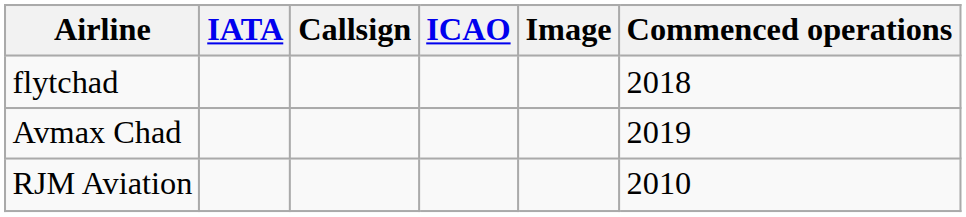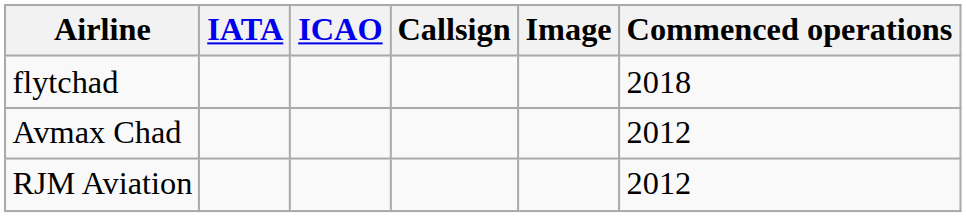columns swapped: (468, 30) <-> (355, 30)
(659, 132) 2019 -> (659, 132) 2012
(659, 183) 2010 -> (659, 183) 2012
